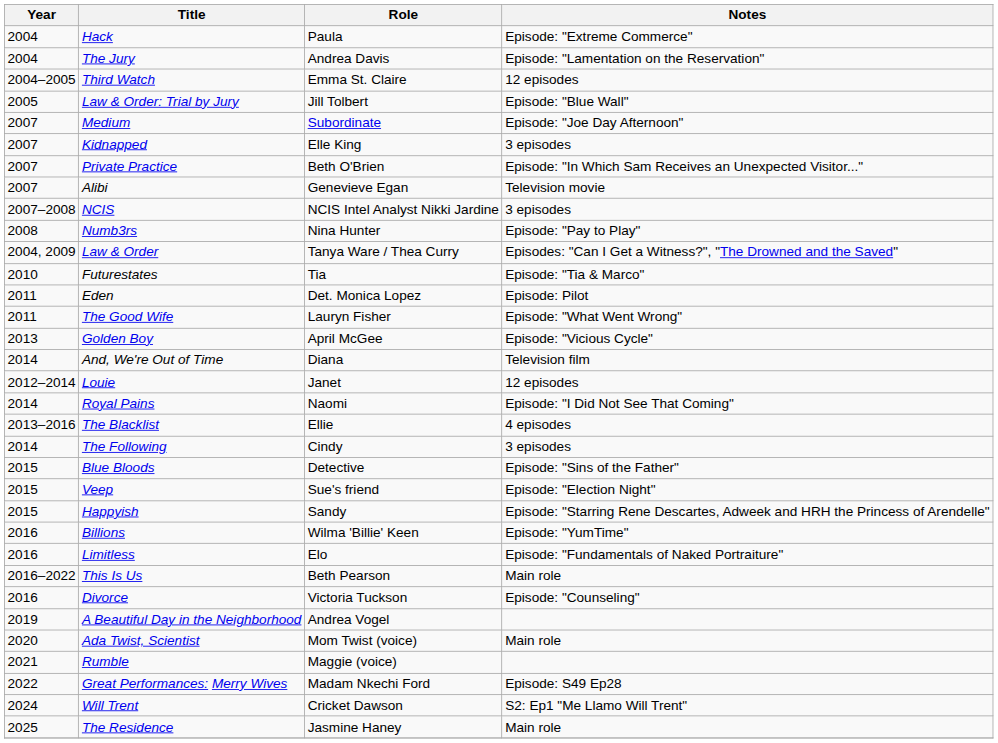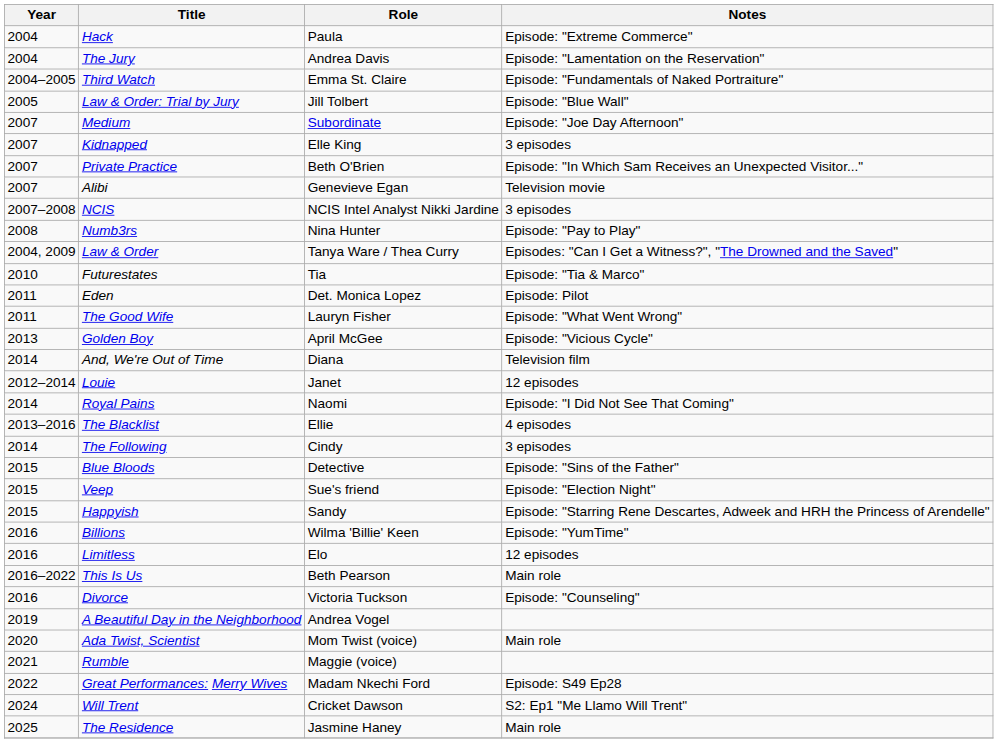(542, 79) 12 episodes -> (644, 79) Episode: "Fundamentals of Naked Portraiture"
(644, 554) Episode: "Fundamentals of Naked Portraiture" -> (542, 554) 12 episodes
